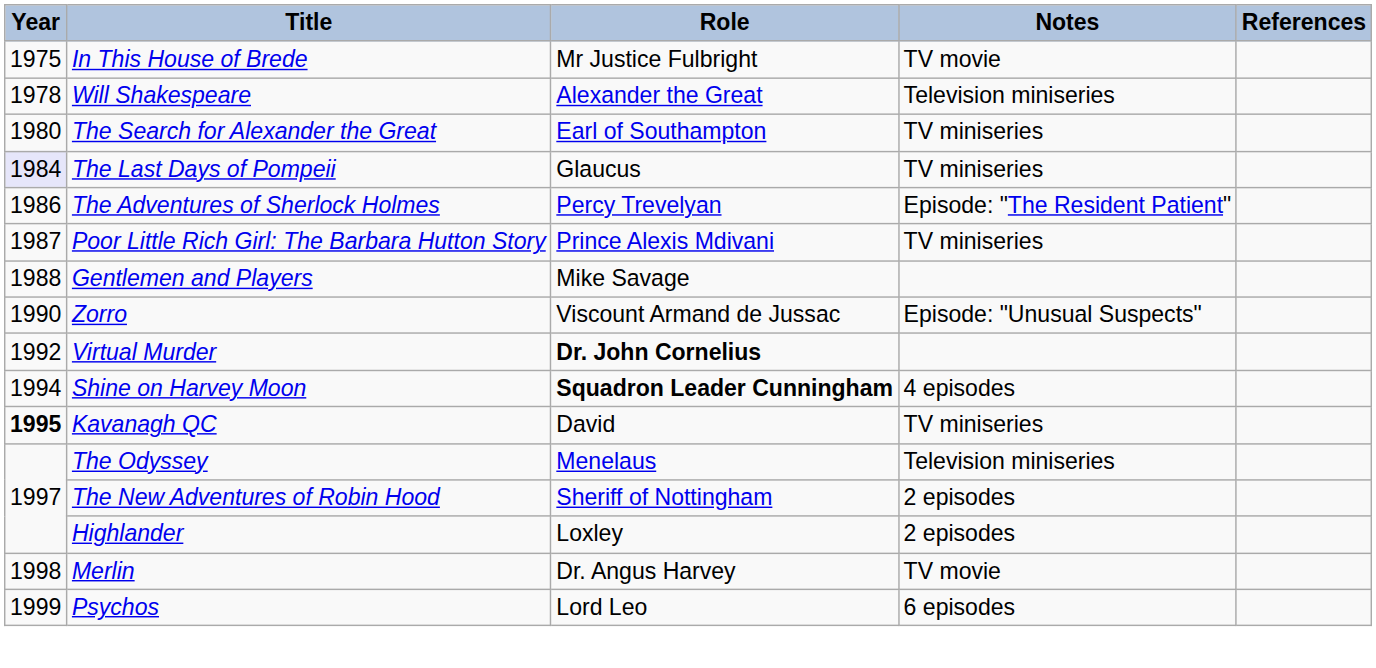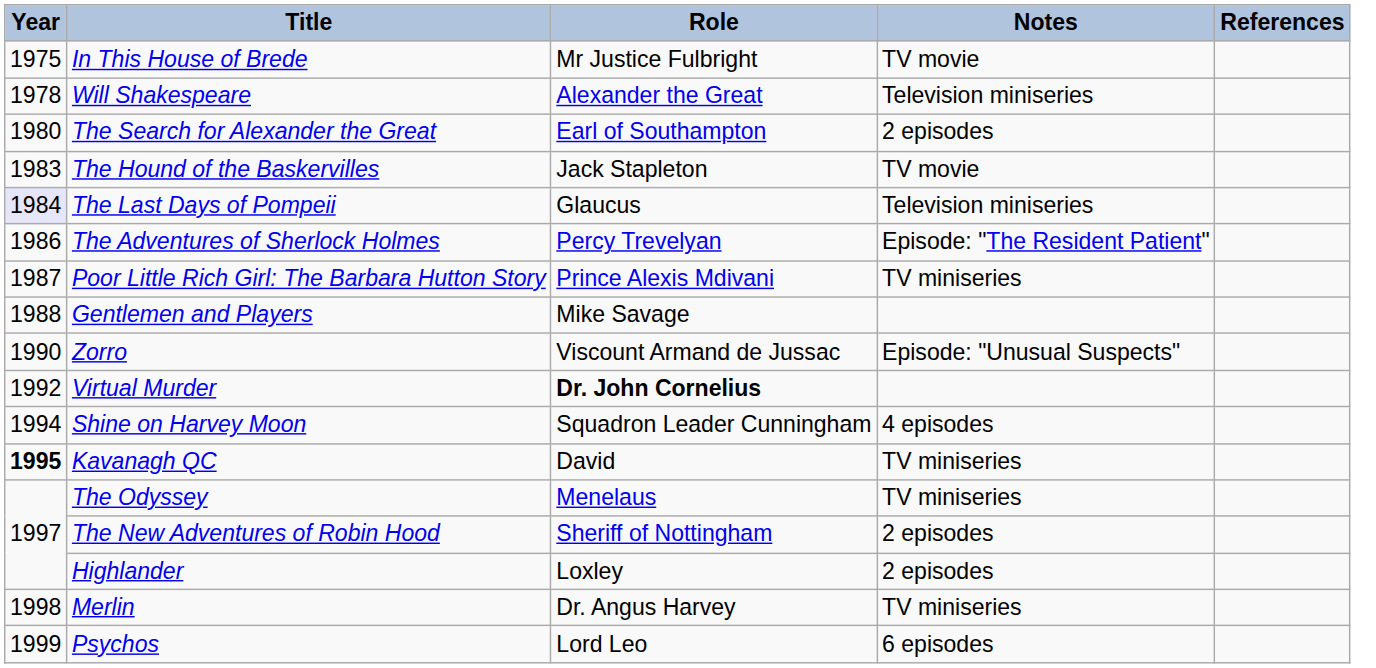(973, 132) TV miniseries -> (938, 132) 2 episodes
+ row: (226, 168)
(973, 168) TV miniseries -> (988, 205) Television miniseries
(725, 388) bold -> (714, 424) normal
(1009, 461) Television miniseries -> (952, 497) TV miniseries
(952, 570) TV movie -> (952, 607) TV miniseries
